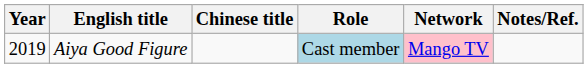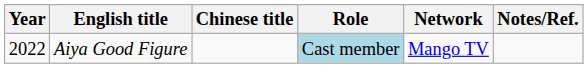(27, 48) 2019 -> (27, 48) 2022
(448, 48) pink background -> (448, 48) no background
